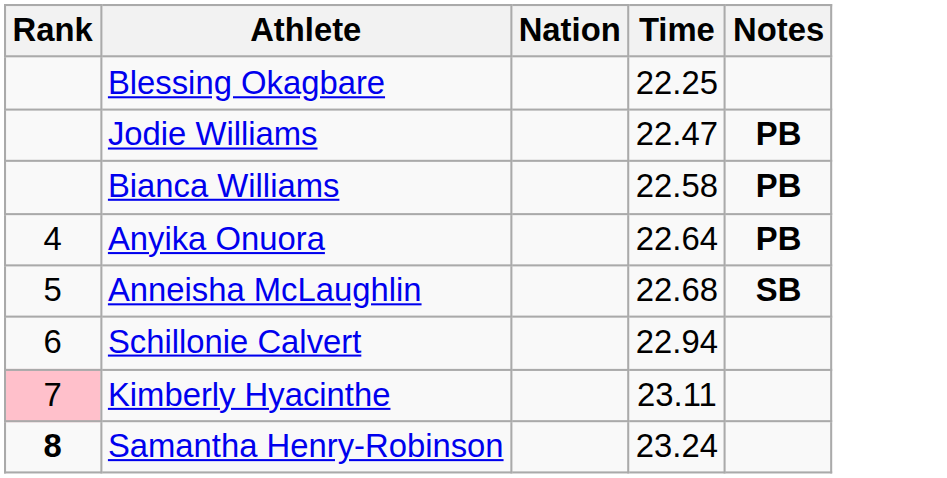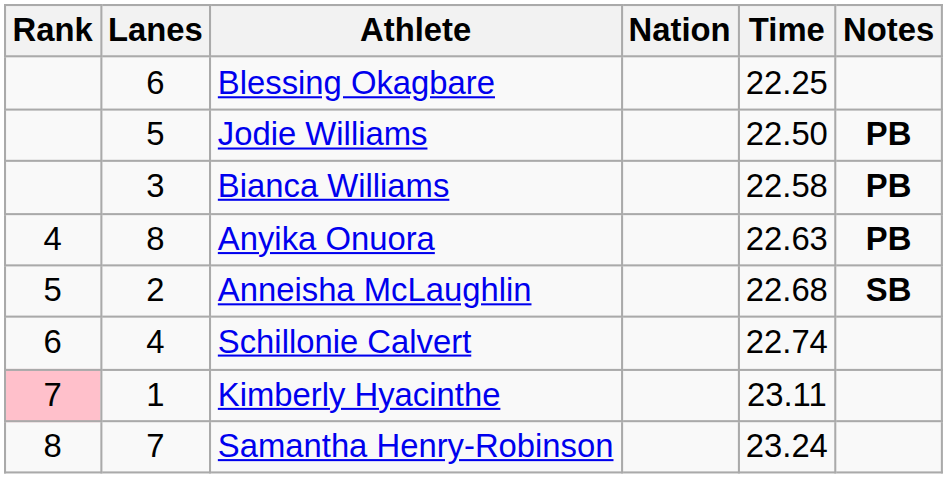+ column: (155, 30)
(677, 134) 22.47 -> (787, 134) 22.50
(677, 238) 22.64 -> (787, 238) 22.63
(677, 342) 22.94 -> (787, 342) 22.74
(53, 446) bold -> (53, 446) normal
